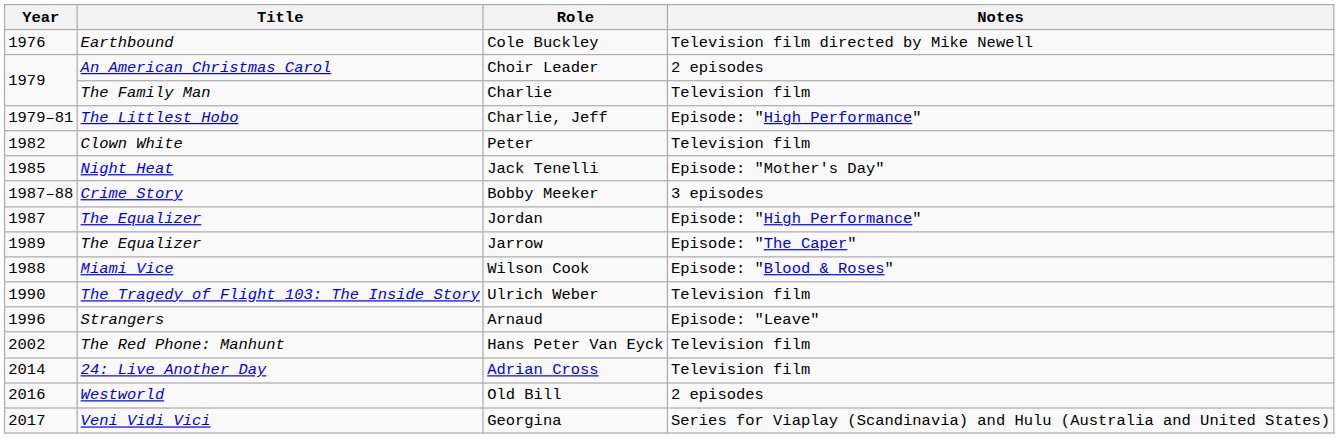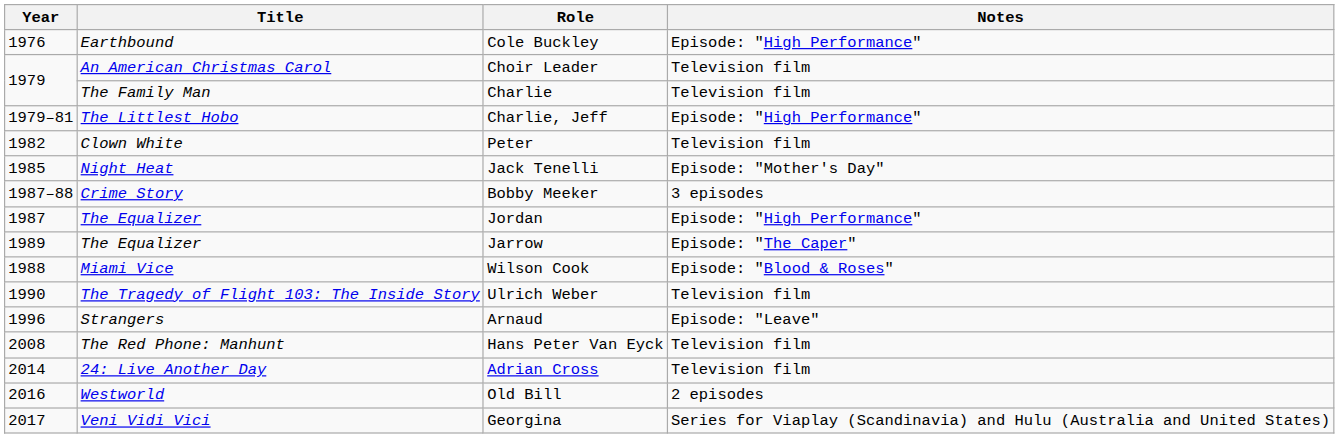(852, 42) Television film directed by Mike Newell -> (796, 42) Episode: "High Performance"
(717, 68) 2 episodes -> (741, 68) Television film
(27, 345) 2002 -> (27, 345) 2008
